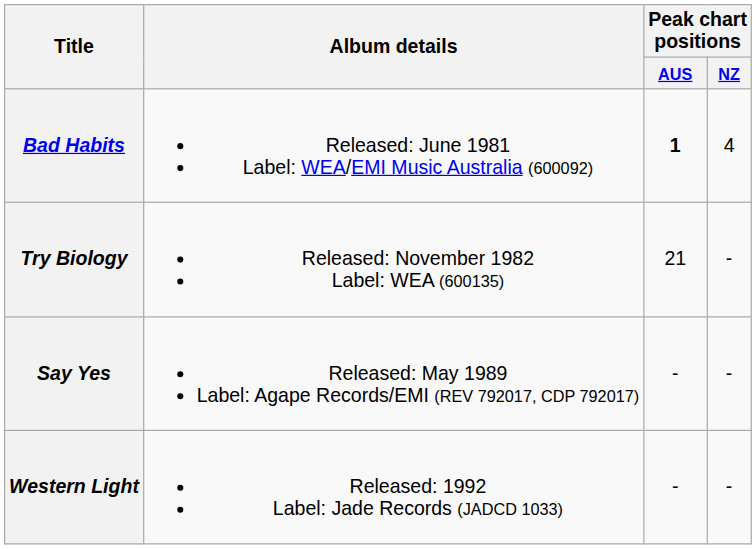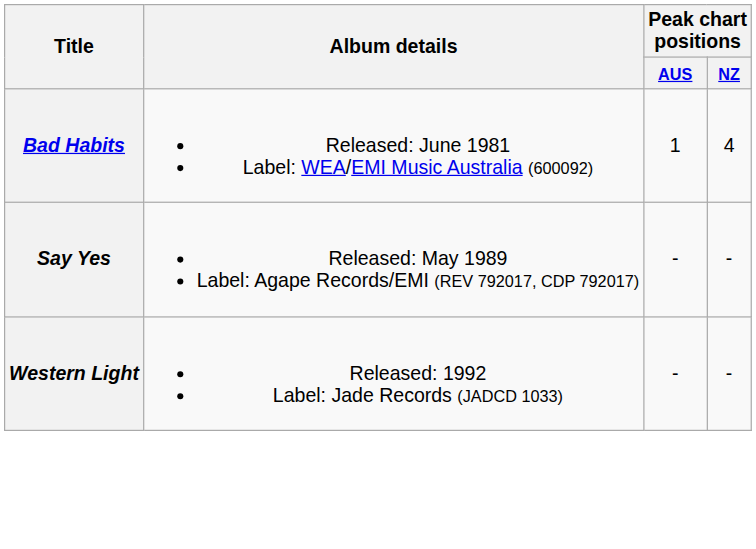(675, 145) bold -> (675, 145) normal
- row: (74, 259)
